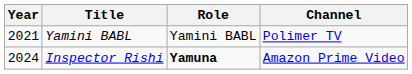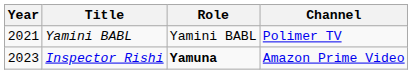(23, 58) 2024 -> (23, 58) 2023
